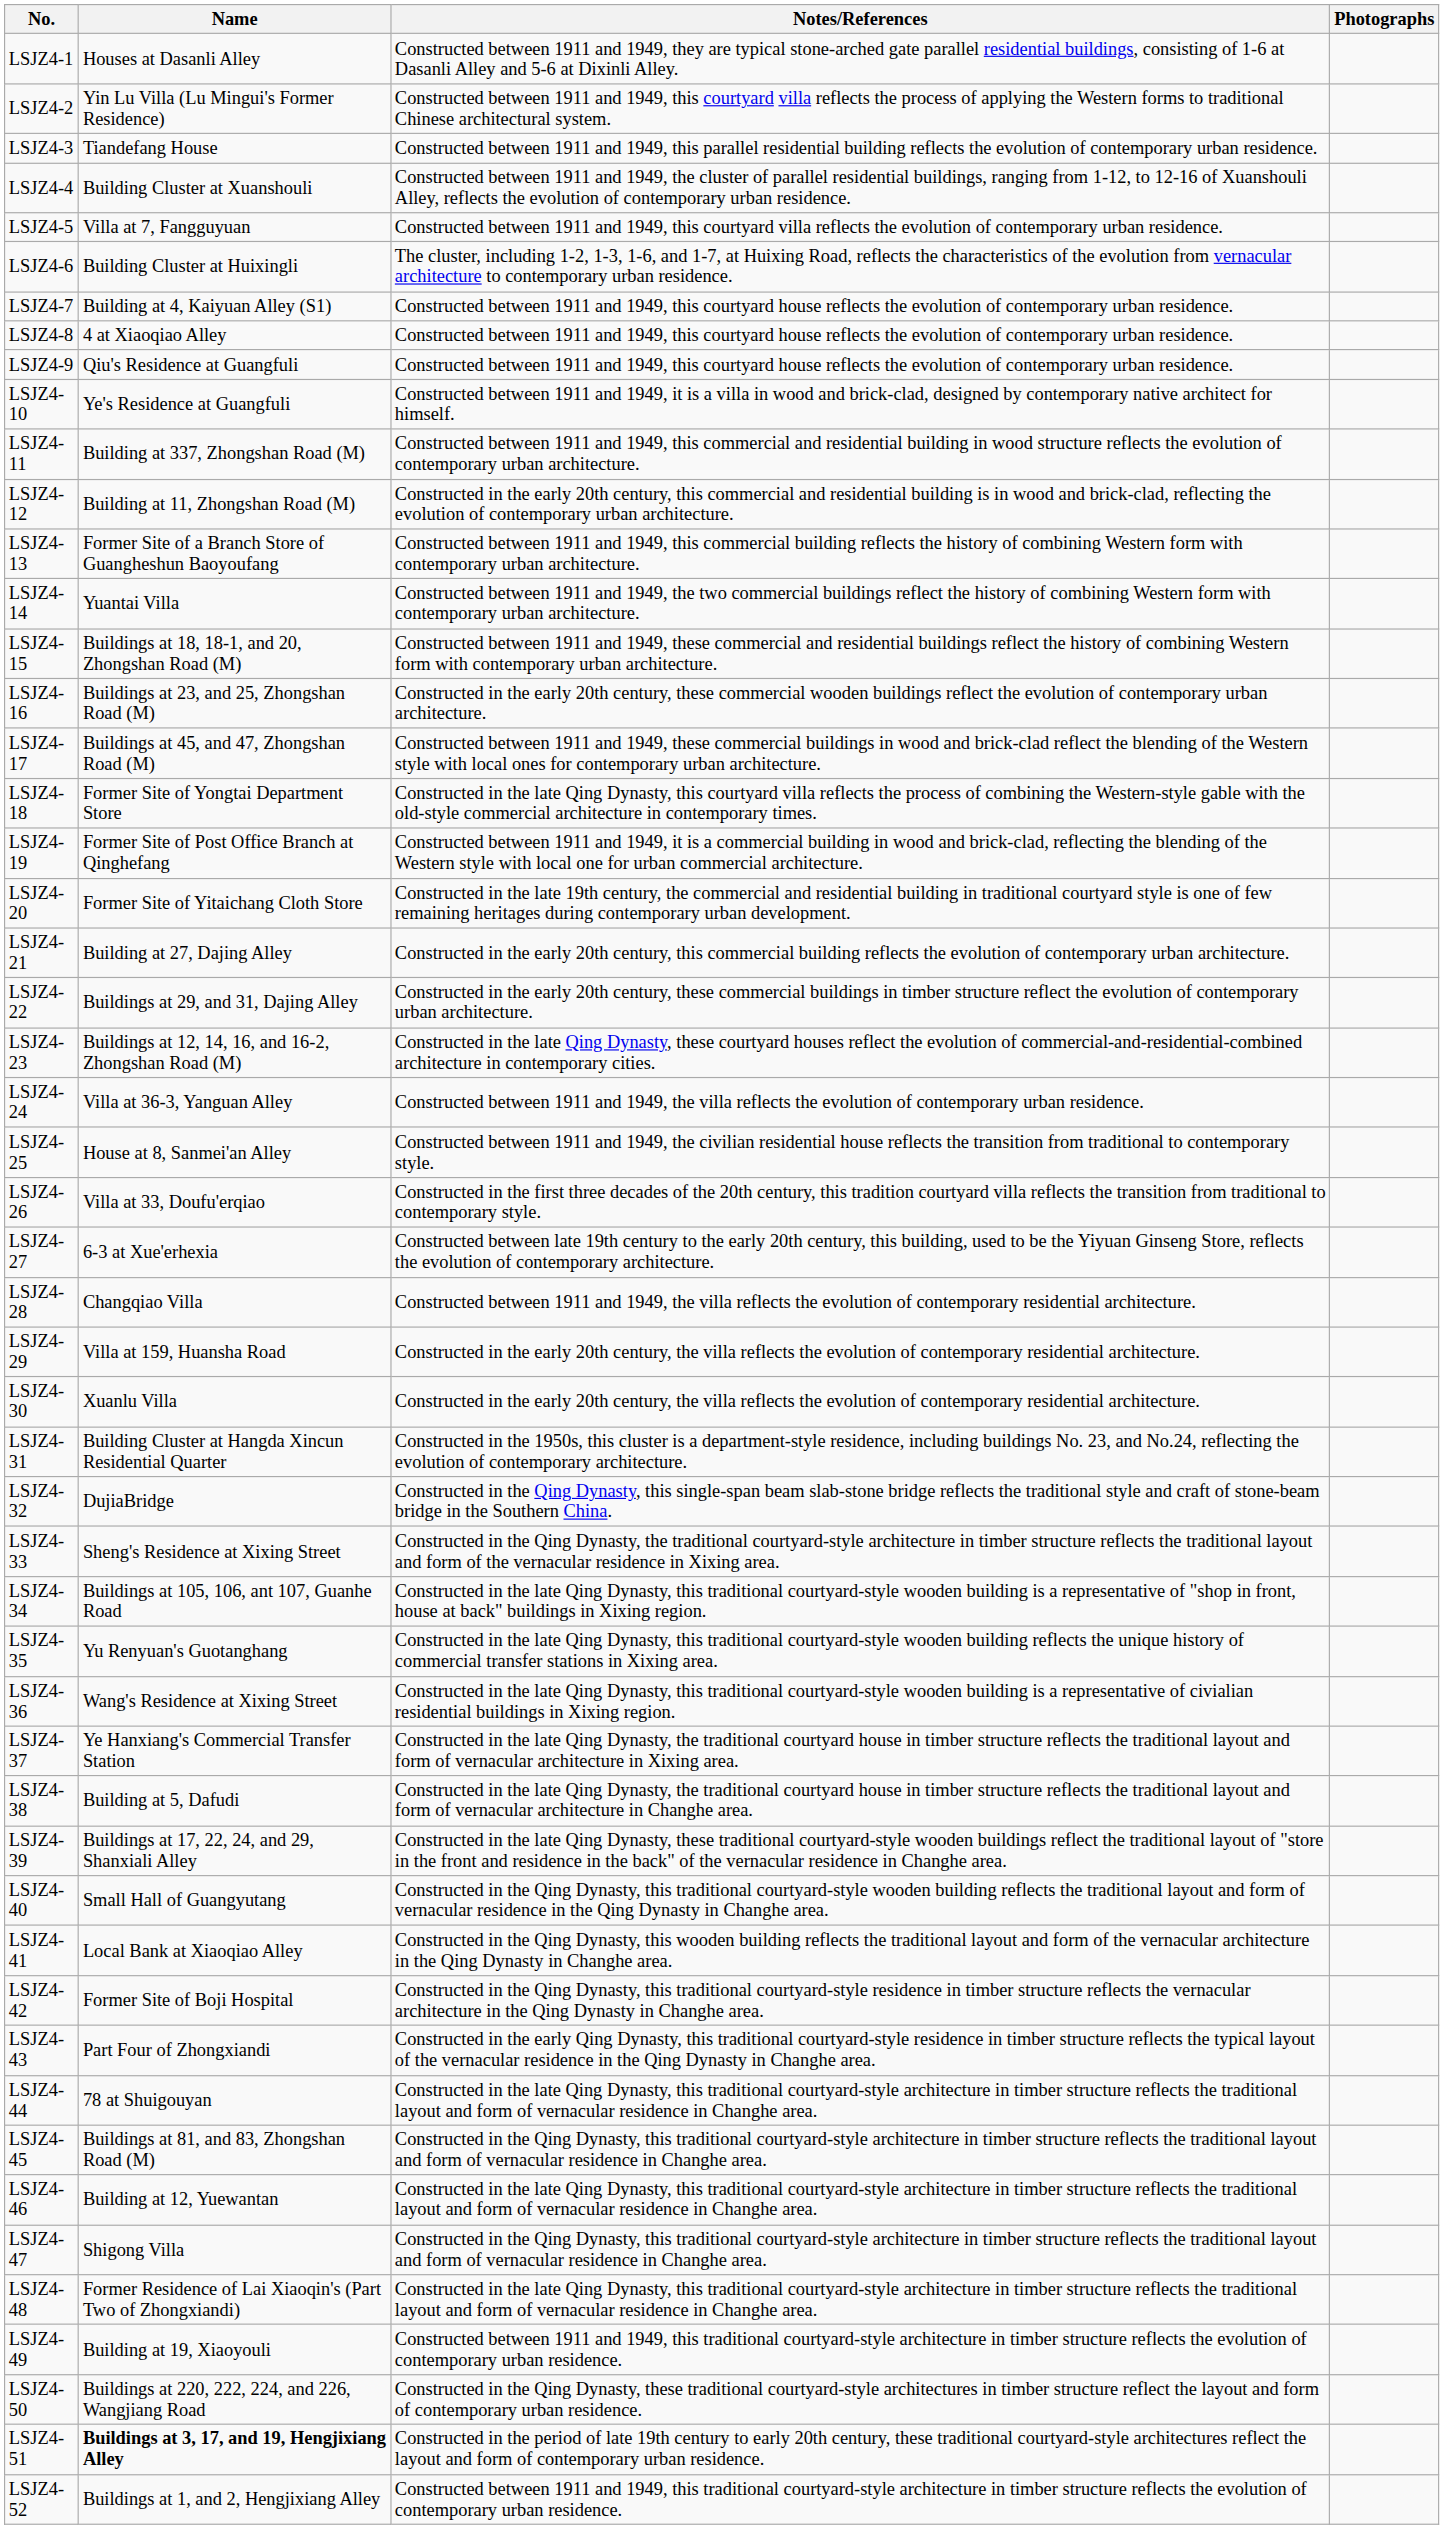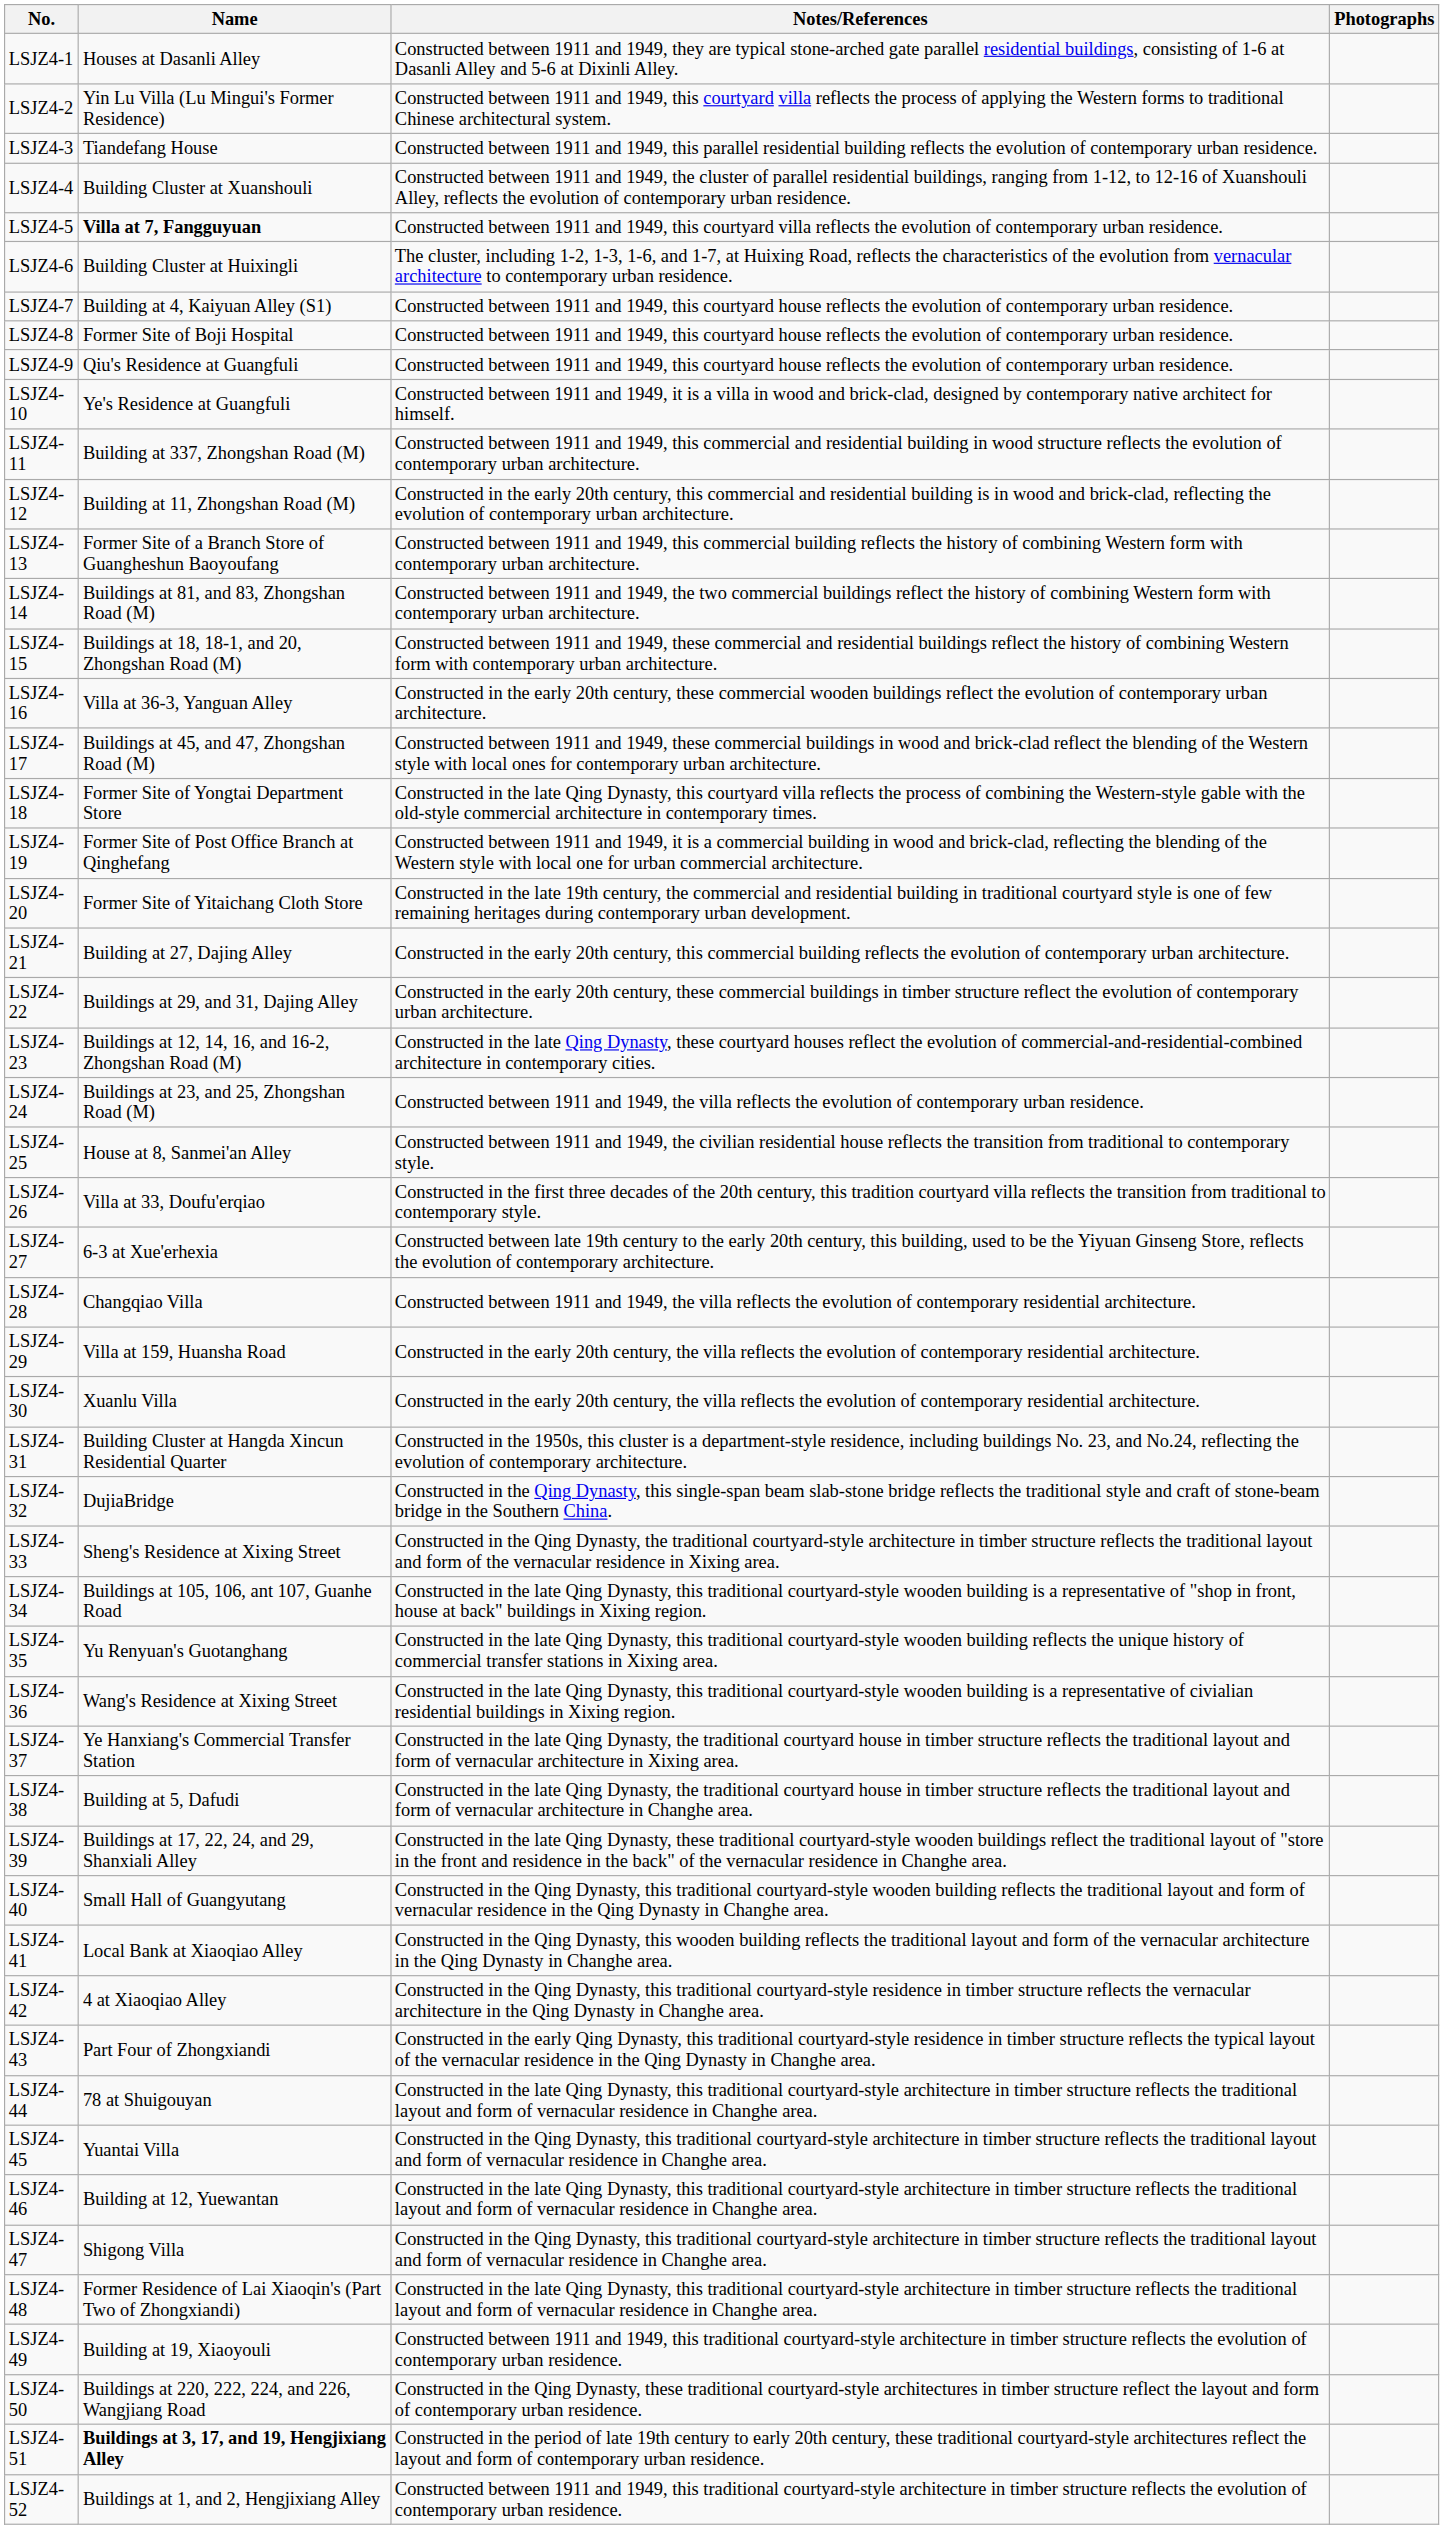(167, 227) normal -> (172, 227) bold
(155, 335) 4 at Xiaoqiao Alley -> (188, 335) Former Site of Boji Hospital
(131, 603) Yuantai Villa -> (214, 603) Buildings at 81, and 83, Zhongshan Road (M)
(214, 703) Buildings at 23, and 25, Zhongshan Road (M) -> (188, 703) Villa at 36-3, Yanguan Alley
(188, 1102) Villa at 36-3, Yanguan Alley -> (214, 1102) Buildings at 23, and 25, Zhongshan Road (M)
(188, 2000) Former Site of Boji Hospital -> (155, 2000) 4 at Xiaoqiao Alley
(214, 2149) Buildings at 81, and 83, Zhongshan Road (M) -> (131, 2149) Yuantai Villa
